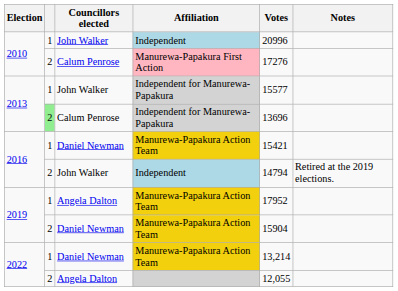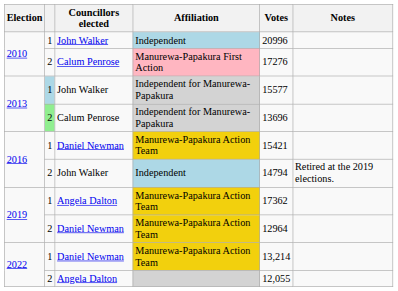(50, 90) no background -> (50, 90) lightblue background
(275, 201) 17952 -> (275, 201) 17362
(275, 228) 15904 -> (275, 228) 12964
